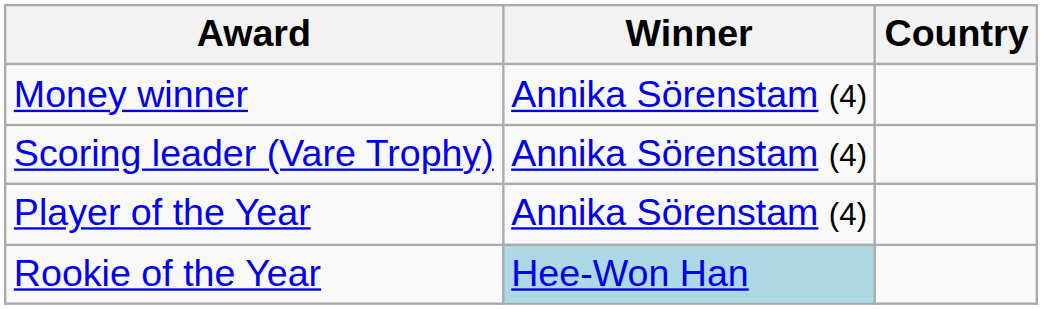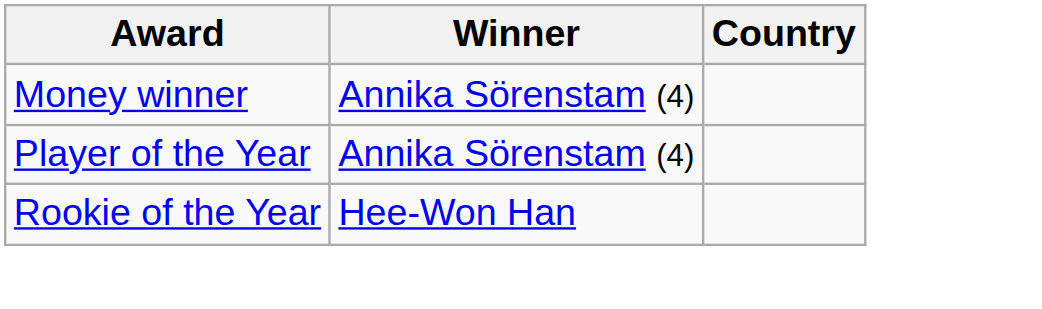- row: (254, 153)
(630, 272) lightblue background -> (457, 213) no background
